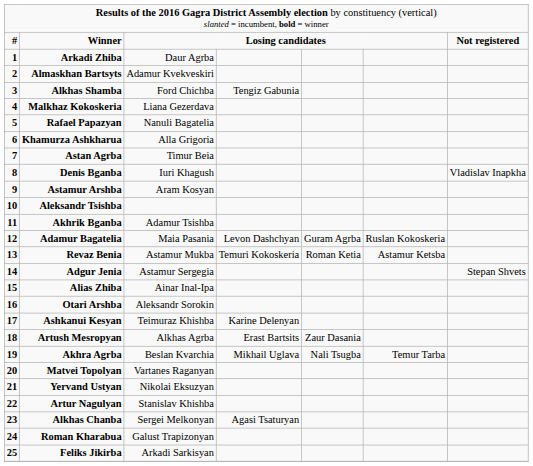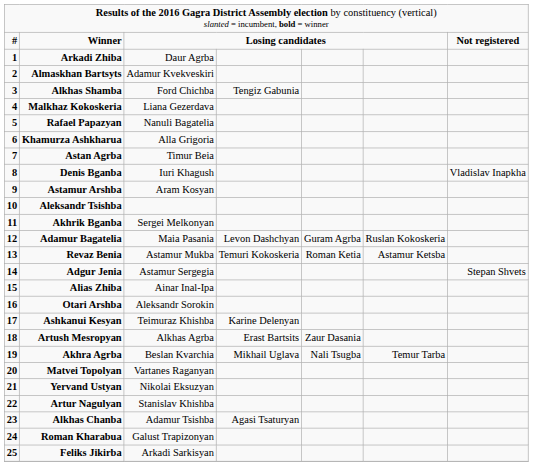(180, 222) Adamur Tsishba -> (176, 222) Sergei Melkonyan
(176, 420) Sergei Melkonyan -> (180, 420) Adamur Tsishba
